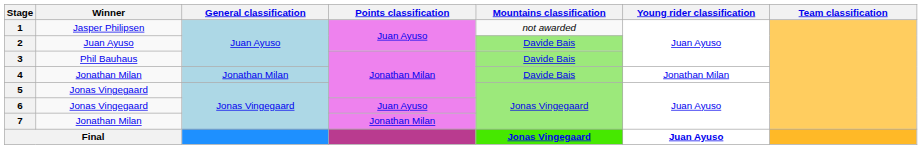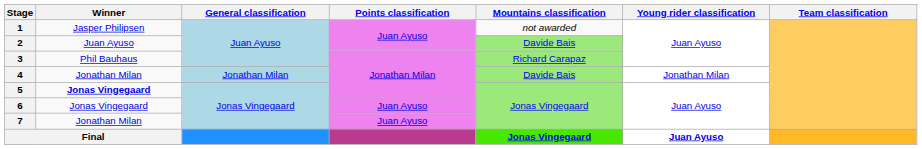(549, 59) Davide Bais -> (549, 59) Richard Carapaz
(109, 90) normal -> (109, 90) bold
(402, 121) Jonathan Milan -> (402, 121) Juan Ayuso
